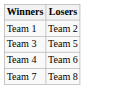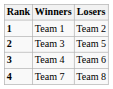+ column: (18, 12)
